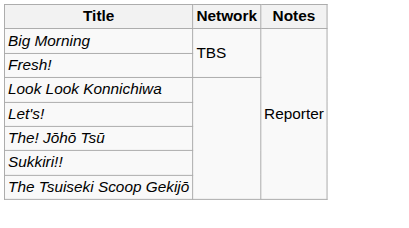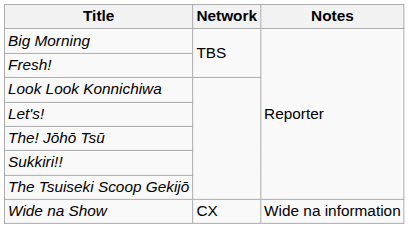+ row: (57, 211)
